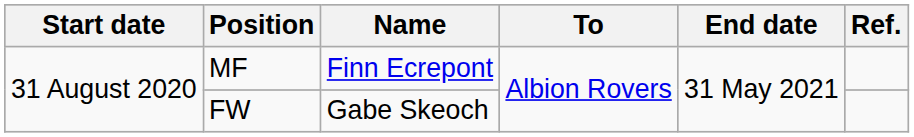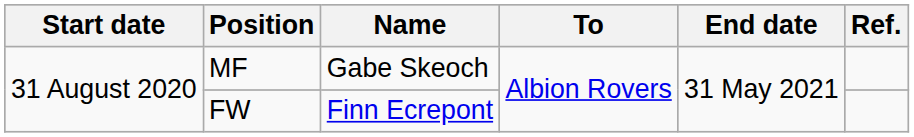(410, 68) Finn Ecrepont -> (408, 68) Gabe Skeoch
(408, 110) Gabe Skeoch -> (410, 110) Finn Ecrepont
